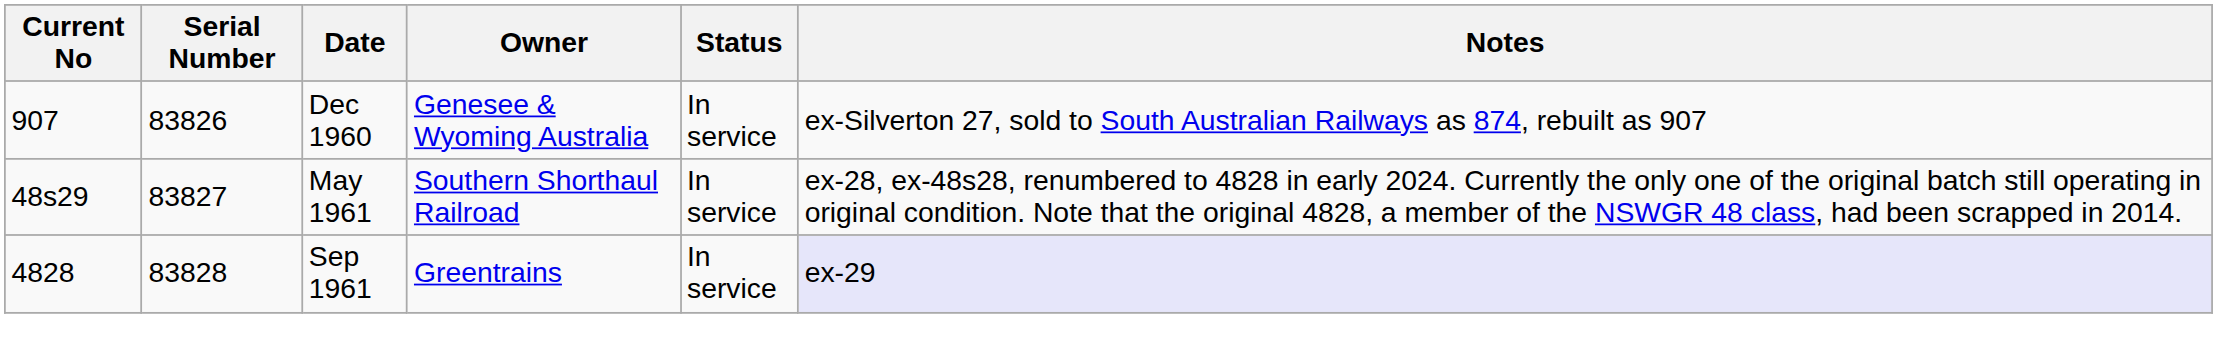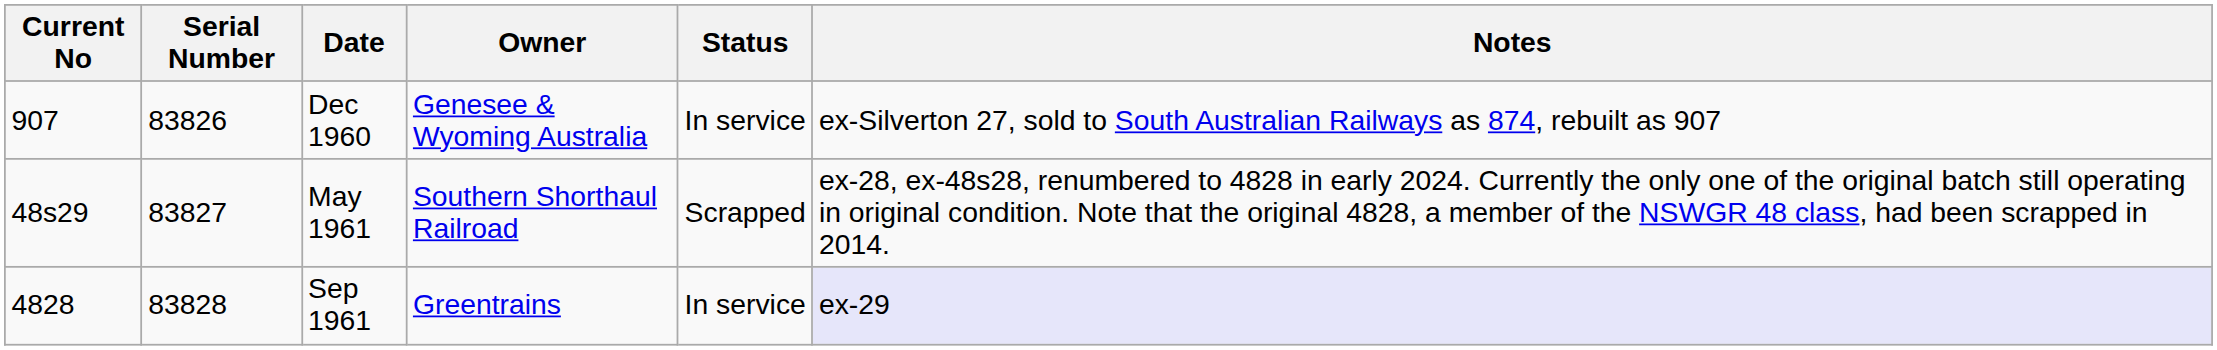(732, 196) In service -> (745, 212) Scrapped
